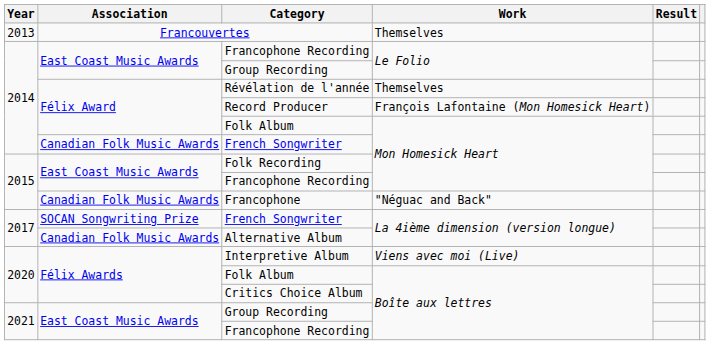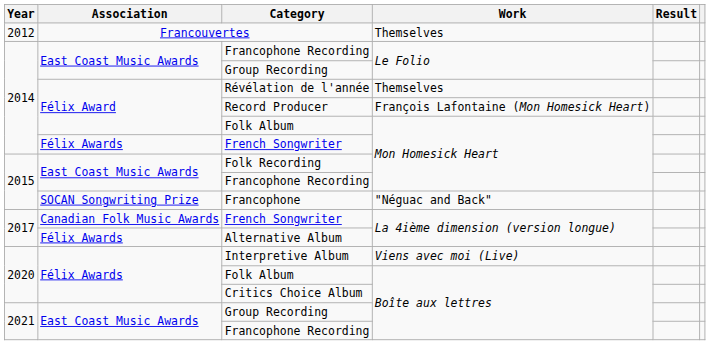(21, 32) 2013 -> (21, 32) 2012
(130, 144) Canadian Folk Music Awards -> (81, 144) Félix Awards
(130, 200) Canadian Folk Music Awards -> (119, 200) SOCAN Songwriting Prize
(119, 219) SOCAN Songwriting Prize -> (130, 219) Canadian Folk Music Awards
(130, 238) Canadian Folk Music Awards -> (81, 238) Félix Awards
